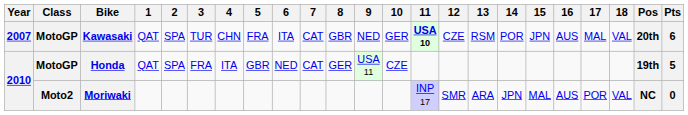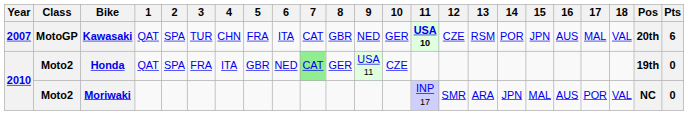(57, 65) MotoGP -> (57, 65) Moto2
(313, 65) no background -> (313, 65) lightgreen background
(673, 65) 5 -> (673, 65) 0
